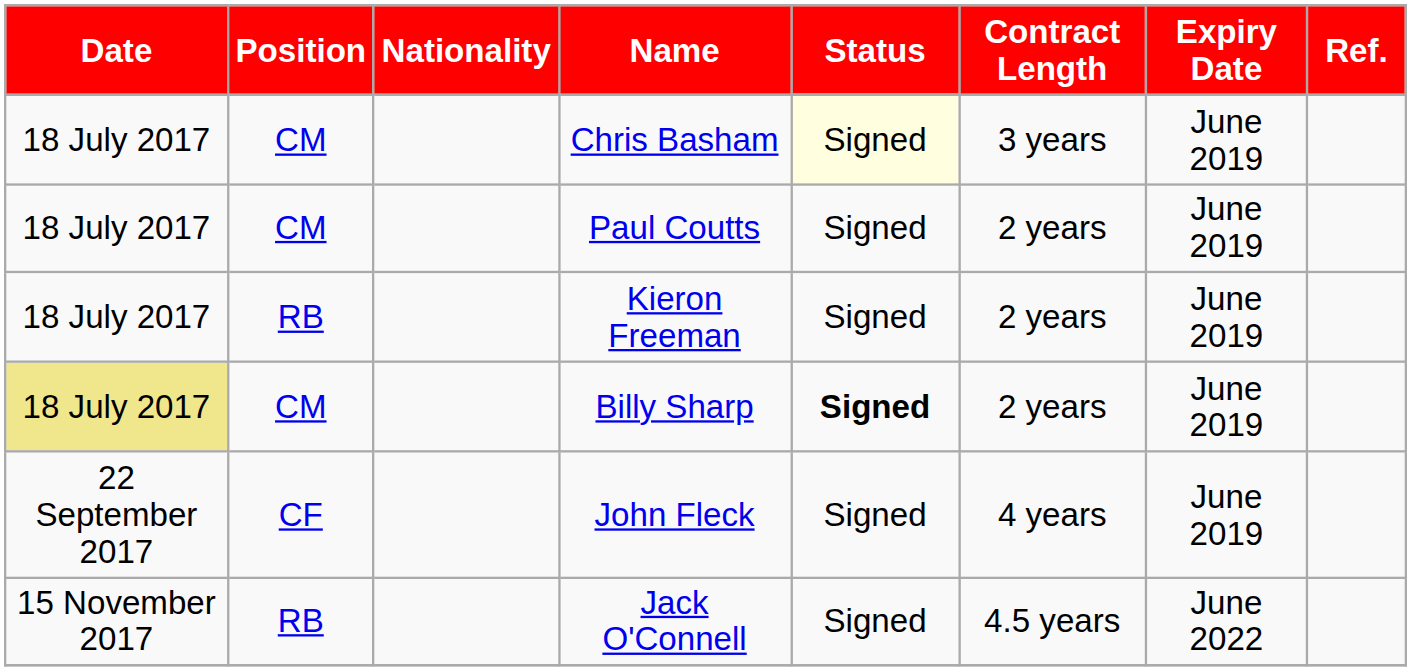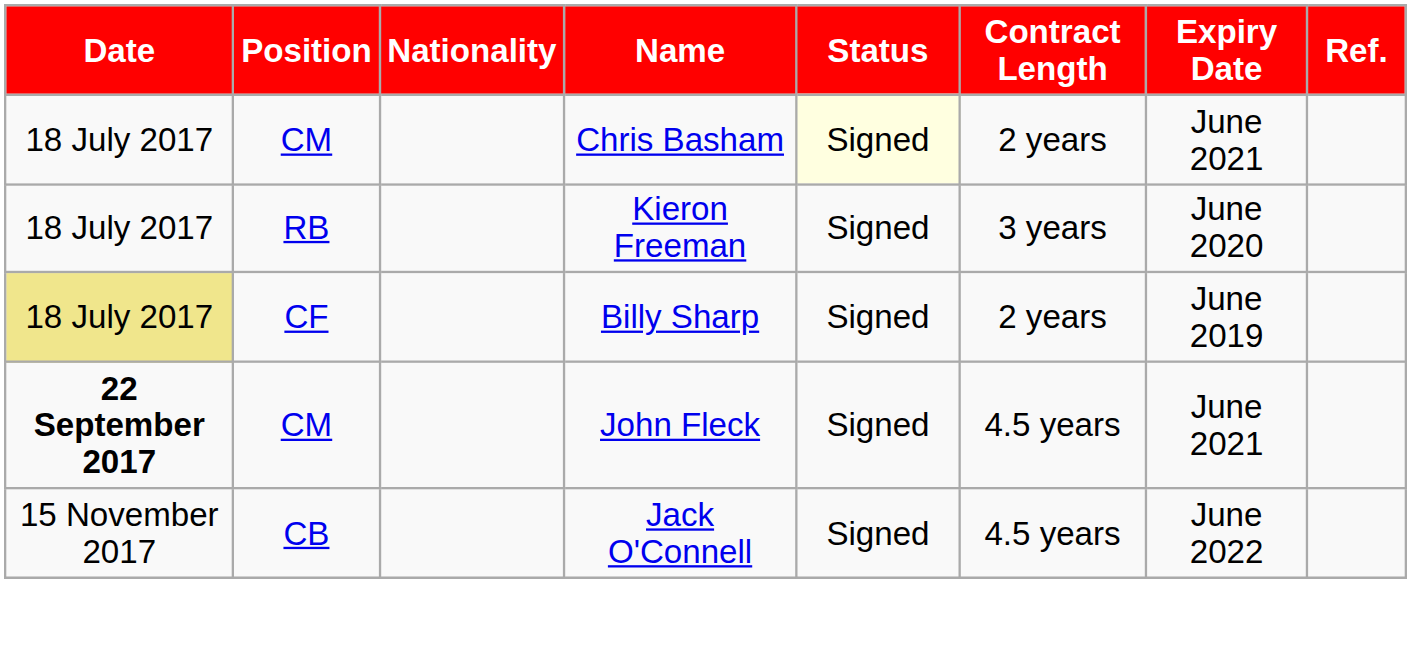(1052, 139) 3 years -> (1053, 139) 2 years
(1226, 139) June 2019 -> (1227, 139) June 2021
- row: (675, 228)
(1052, 317) 2 years -> (1053, 228) 3 years
(1226, 317) June 2019 -> (1227, 228) June 2020
(301, 407) CM -> (306, 317) CF
(875, 407) bold -> (878, 317) normal
(116, 514) normal -> (119, 425) bold
(301, 514) CF -> (306, 425) CM
(1052, 514) 4 years -> (1053, 425) 4.5 years
(1226, 514) June 2019 -> (1227, 425) June 2021
(301, 622) RB -> (306, 533) CB
